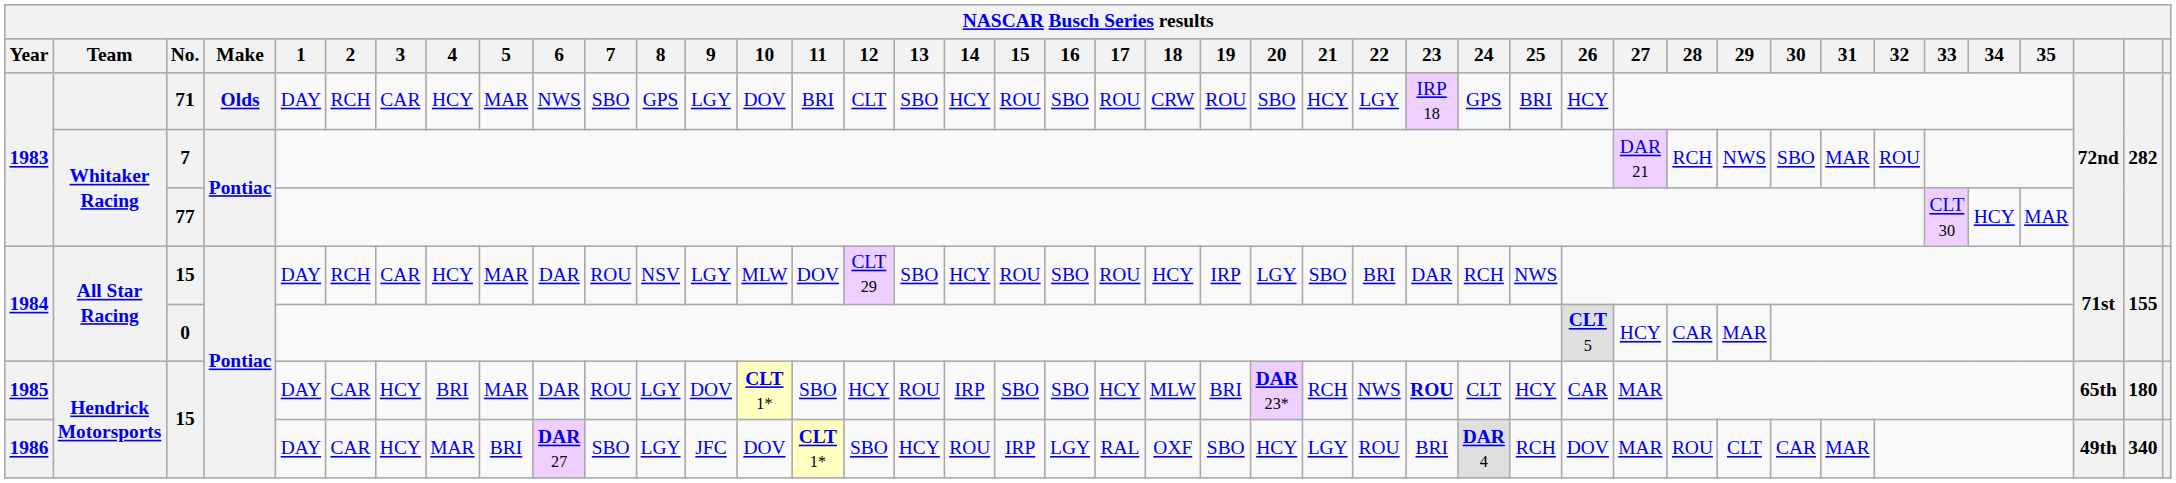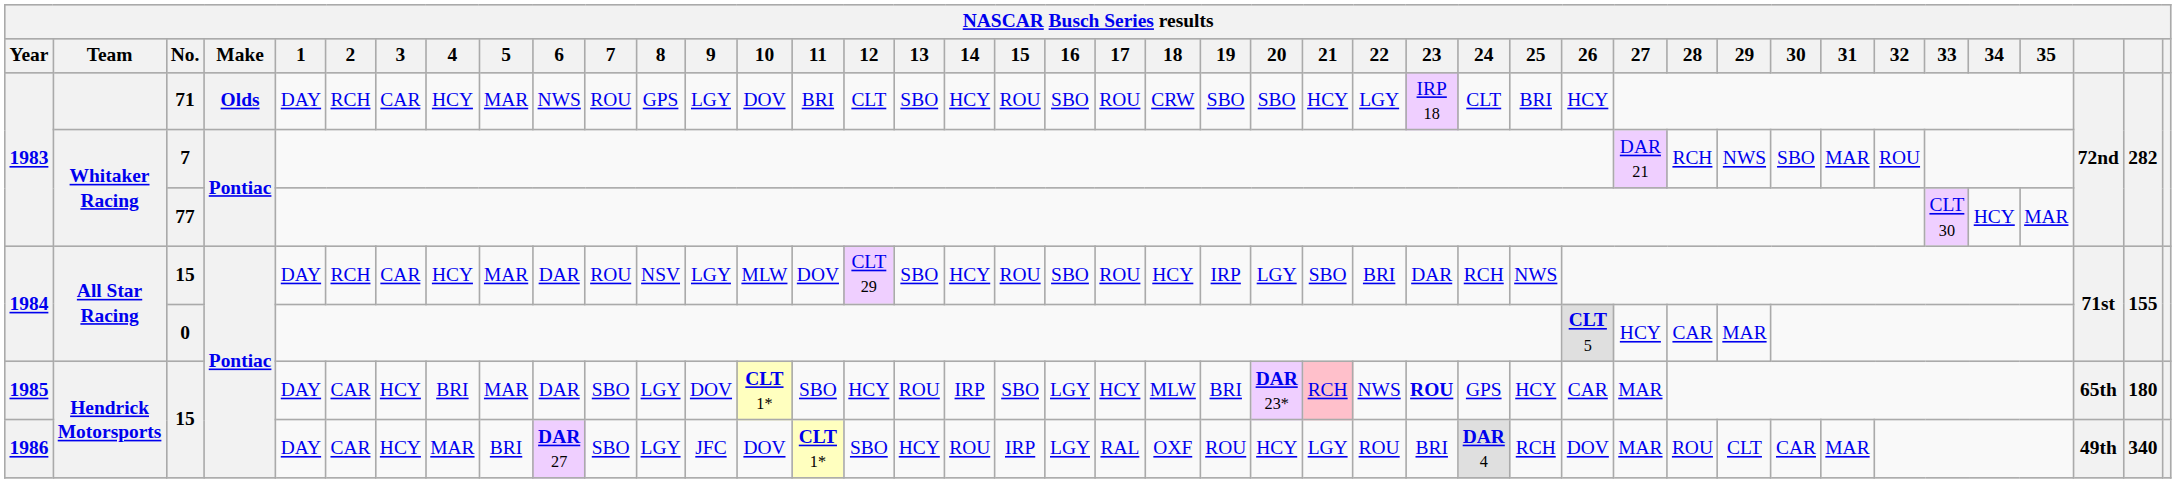(611, 100) SBO -> (611, 100) ROU
(1226, 100) ROU -> (1226, 100) SBO
(1484, 100) GPS -> (1484, 100) CLT
(611, 390) ROU -> (611, 390) SBO
(1070, 390) SBO -> (1070, 390) LGY
(1328, 390) no background -> (1328, 390) pink background
(1484, 390) CLT -> (1484, 390) GPS
(1226, 448) SBO -> (1226, 448) ROU
